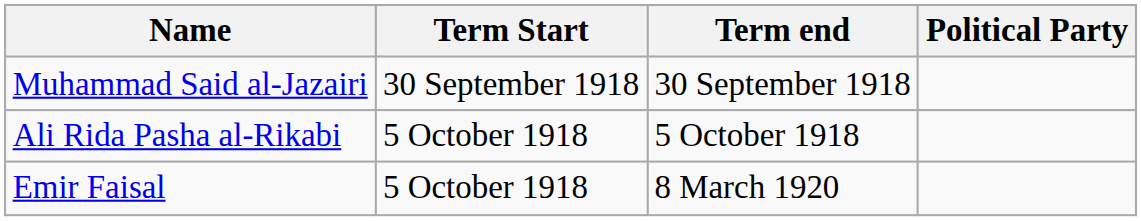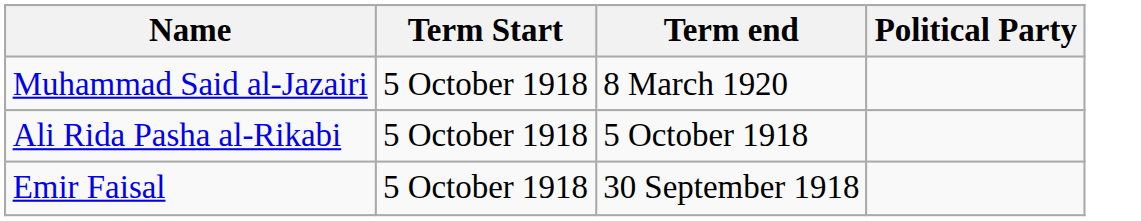(511, 82) 30 September 1918 -> (485, 82) 5 October 1918
(783, 82) 30 September 1918 -> (696, 82) 8 March 1920
(747, 187) 8 March 1920 -> (731, 187) 30 September 1918
